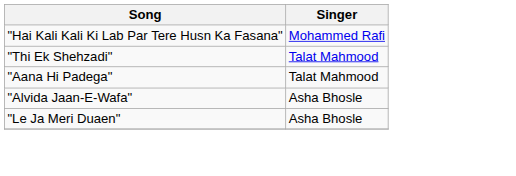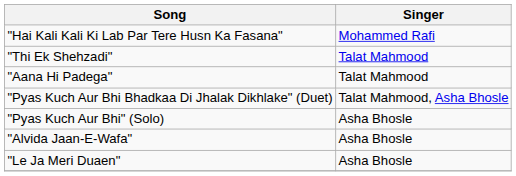+ row: (170, 98)
+ row: (86, 118)
